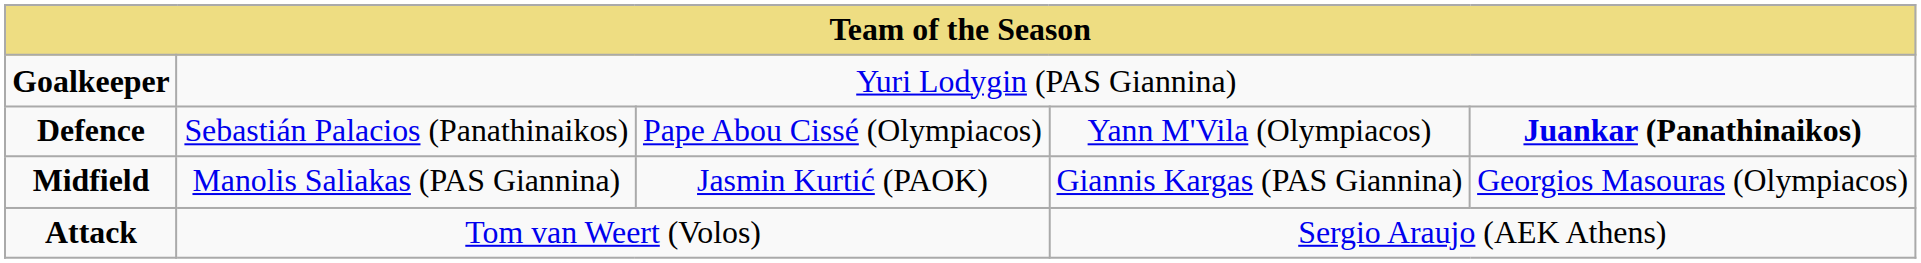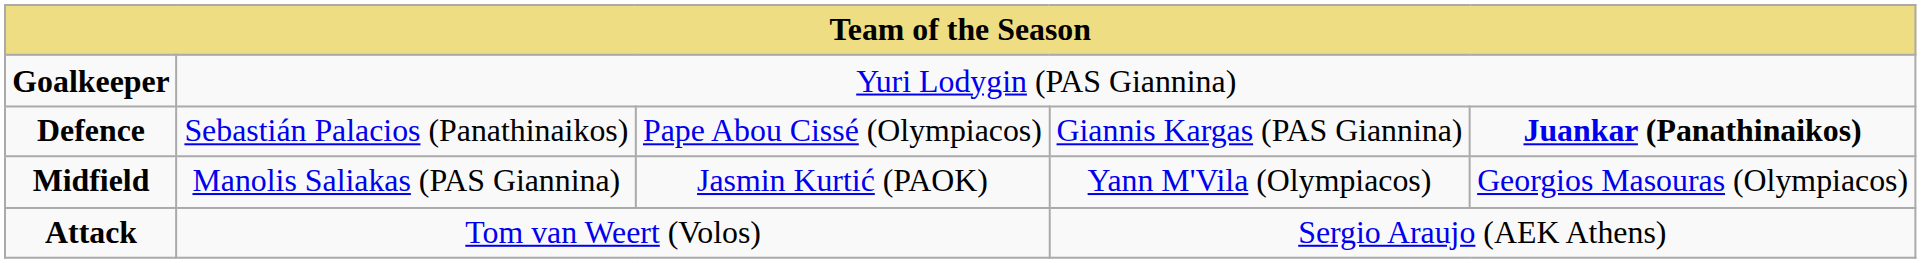(1259, 130) Yann M'Vila (Olympiacos) -> (1259, 130) Giannis Kargas (PAS Giannina)
(1259, 181) Giannis Kargas (PAS Giannina) -> (1259, 181) Yann M'Vila (Olympiacos)
